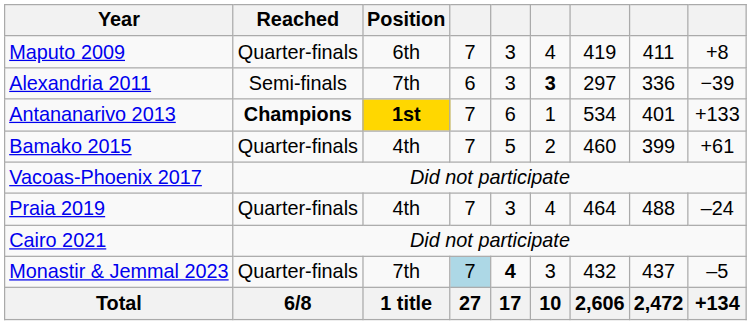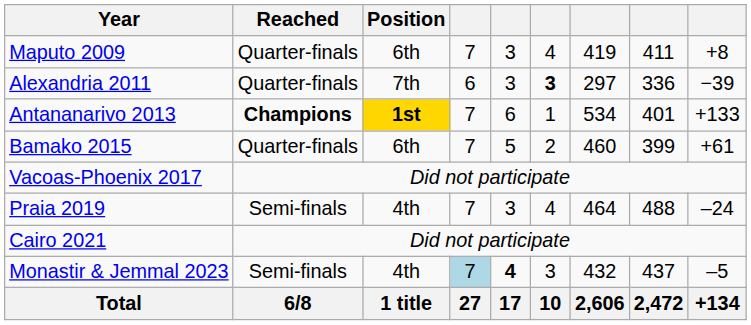(298, 83) Semi-finals -> (298, 83) Quarter-finals
(406, 146) 4th -> (406, 146) 6th
(298, 209) Quarter-finals -> (298, 209) Semi-finals
(298, 271) Quarter-finals -> (298, 271) Semi-finals
(406, 271) 7th -> (406, 271) 4th
